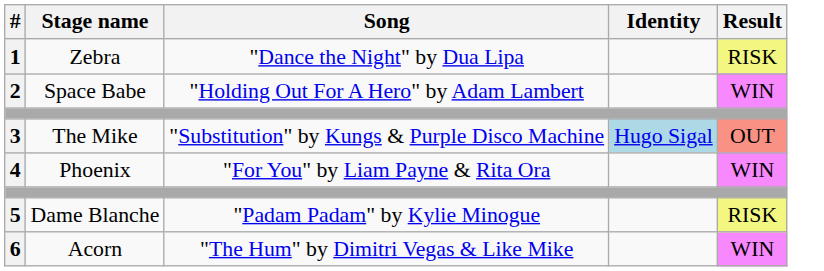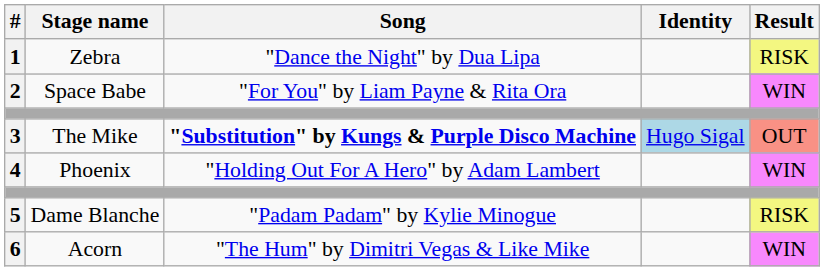(387, 90) "Holding Out For A Hero" by Adam Lambert -> (403, 90) "For You" by Liam Payne & Rita Ora
(387, 135) normal -> (403, 135) bold
(387, 169) "For You" by Liam Payne & Rita Ora -> (403, 169) "Holding Out For A Hero" by Adam Lambert
